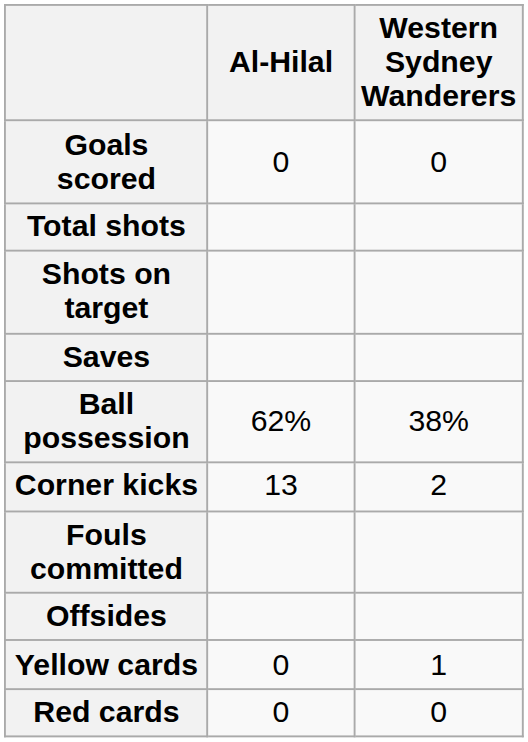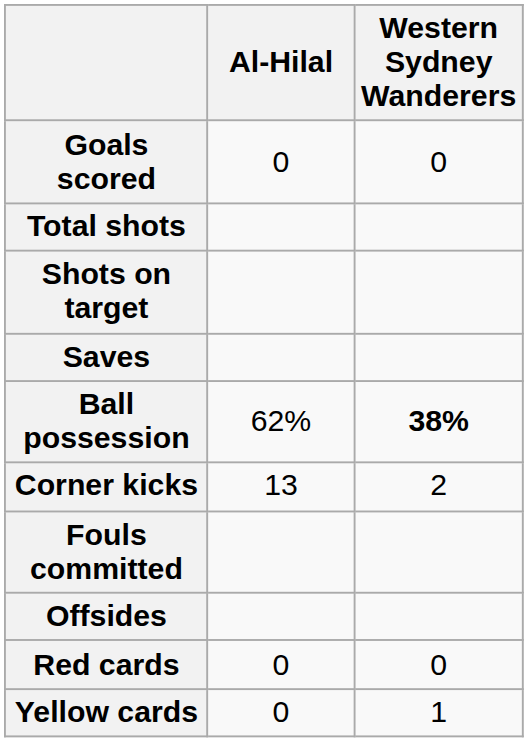(439, 421) normal -> (439, 421) bold
rows swapped: (106, 664) <-> (106, 712)
